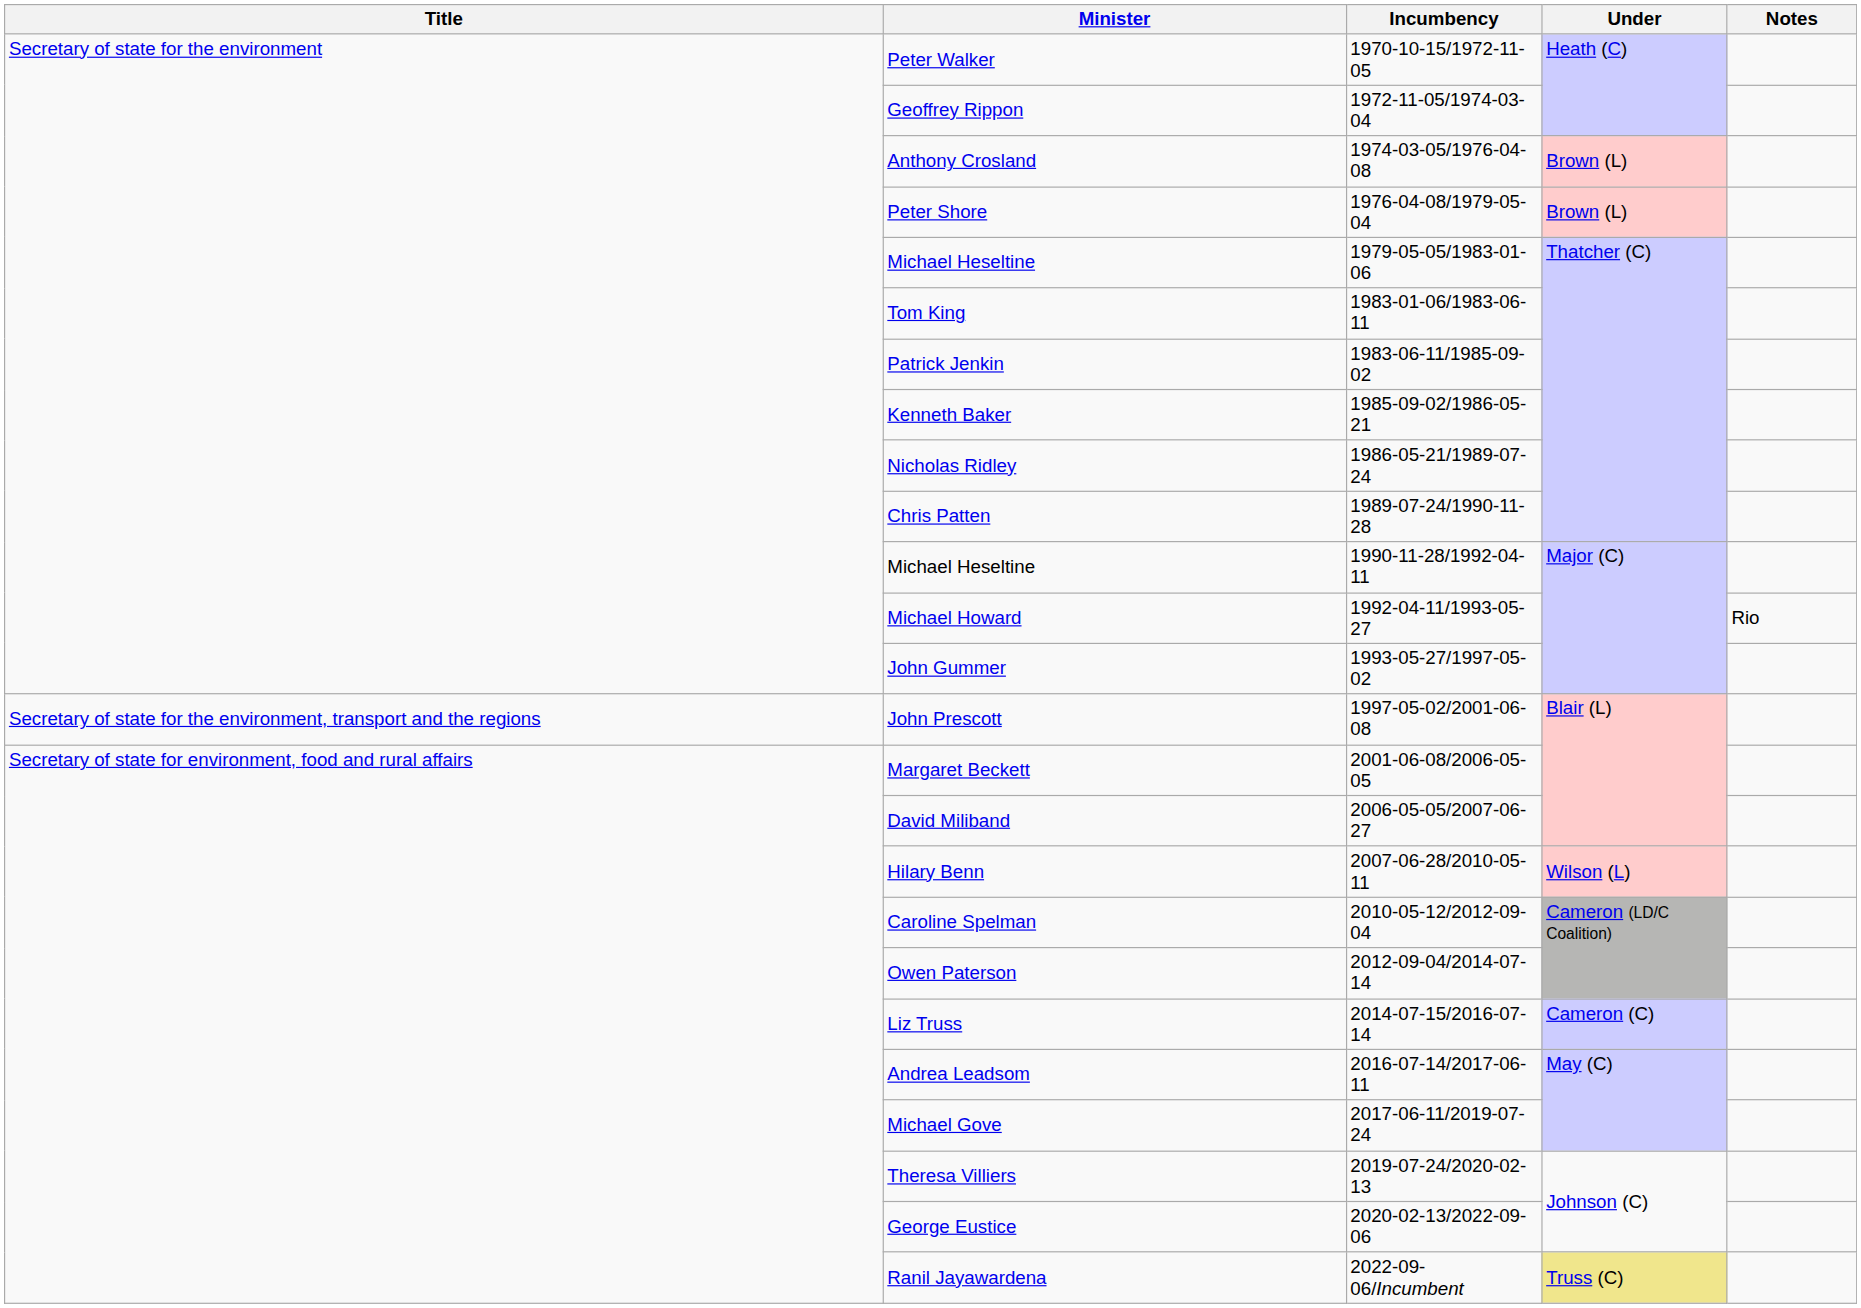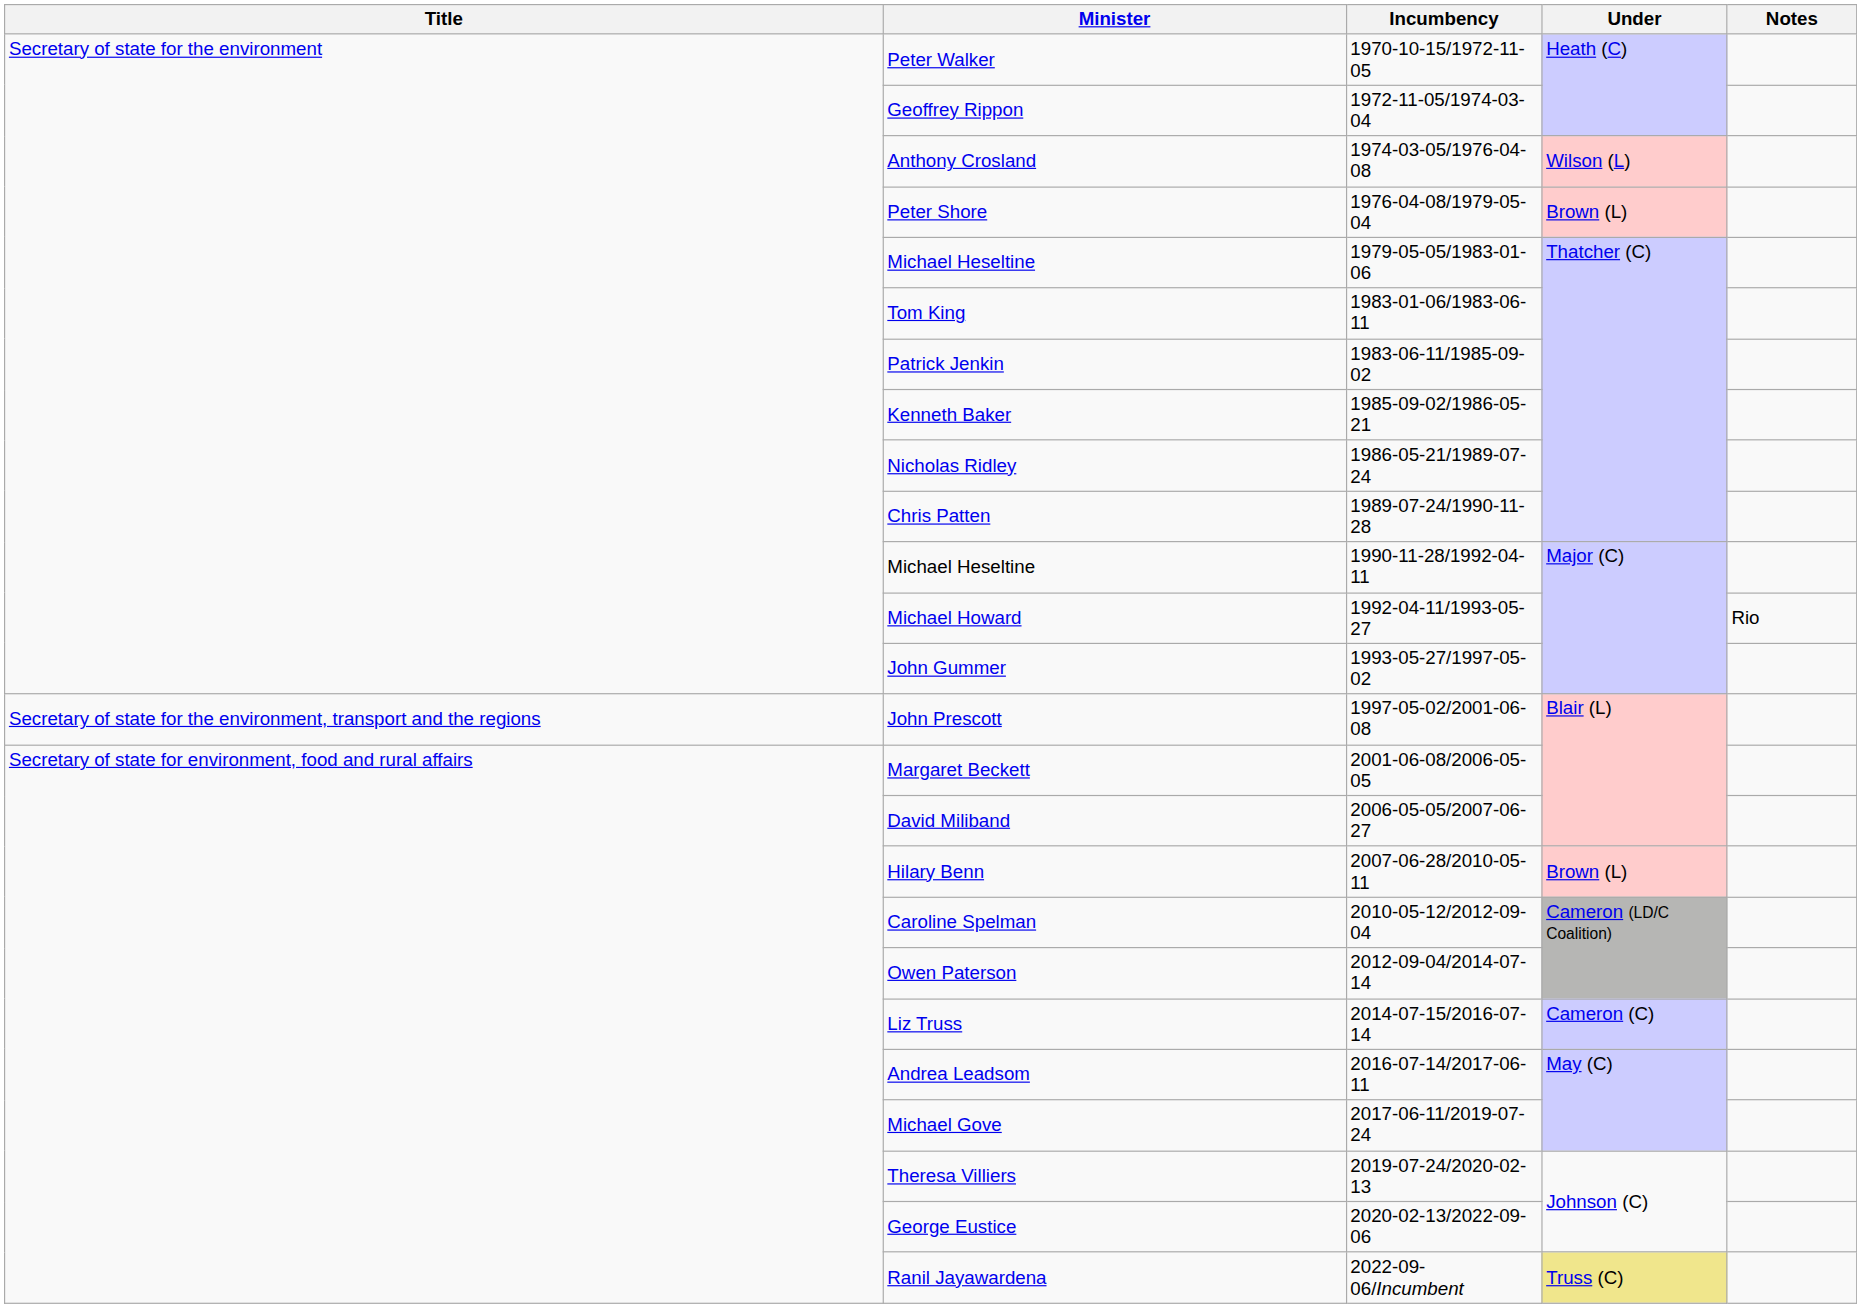(1587, 161) Brown (L) -> (1588, 161) Wilson (L)
(1588, 871) Wilson (L) -> (1587, 871) Brown (L)
